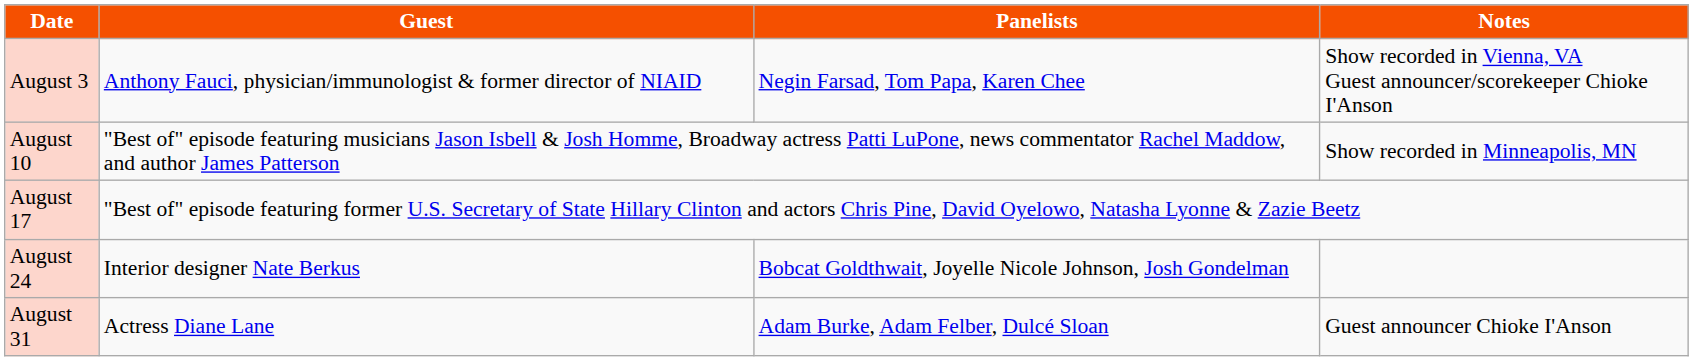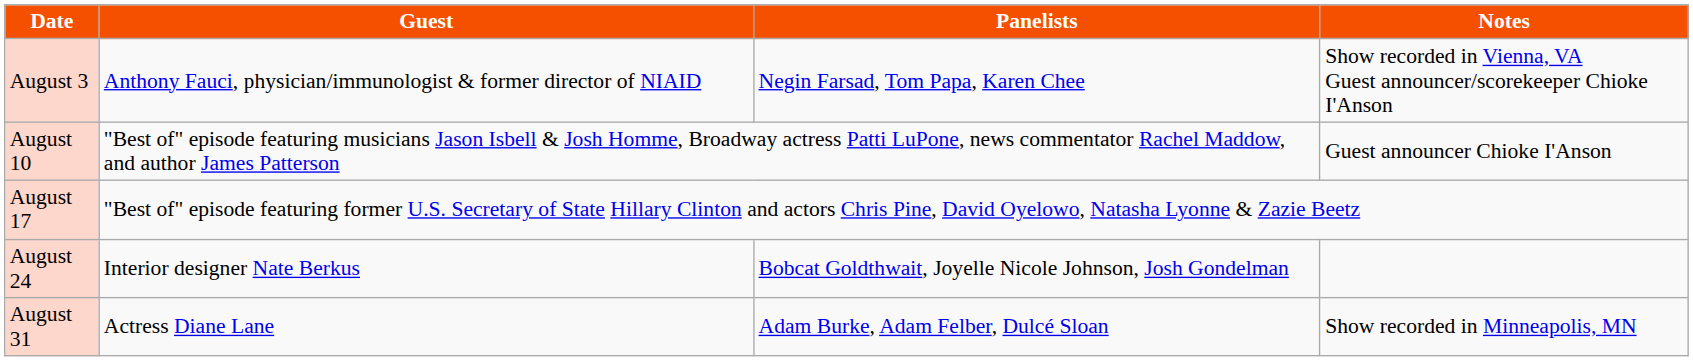(1481, 150) Show recorded in Minneapolis, MN -> (1468, 150) Guest announcer Chioke I'Anson
(1468, 326) Guest announcer Chioke I'Anson -> (1481, 326) Show recorded in Minneapolis, MN
